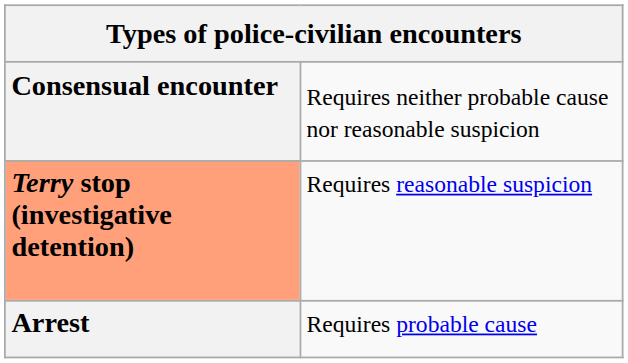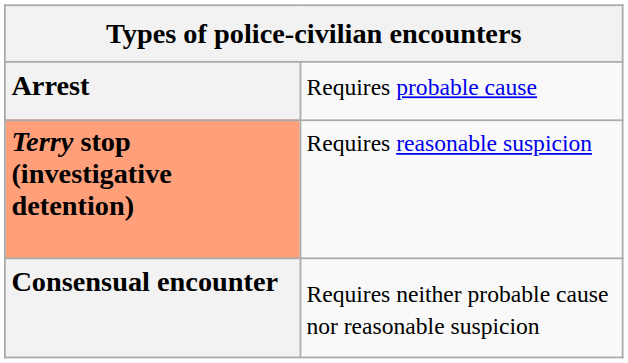rows swapped: (145, 84) <-> (50, 321)
